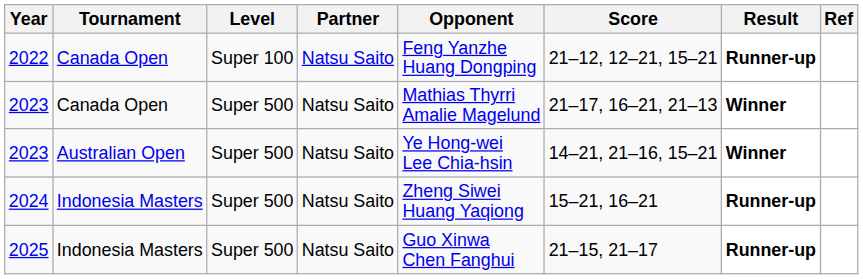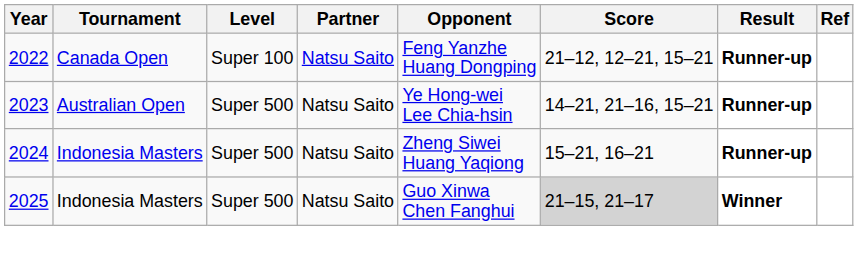- row: (29, 105)
(756, 153) Winner -> (767, 105) Runner-up
(603, 249) no background -> (599, 201) lightgrey background
(771, 249) Runner-up -> (752, 201) Winner
